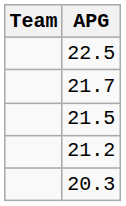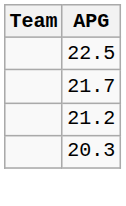- row: (91, 119)
